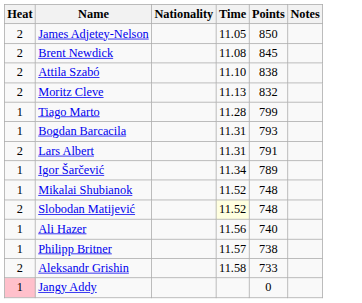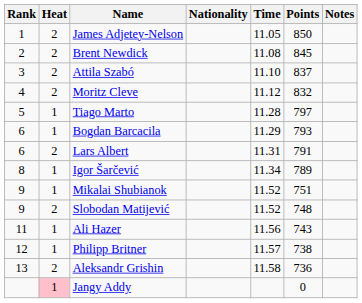+ column: (22, 14)
(268, 72) 838 -> (303, 72) 837
(233, 92) 11.13 -> (267, 92) 11.12
(268, 111) 799 -> (303, 111) 797
(233, 131) 11.31 -> (267, 131) 11.29
(268, 190) 748 -> (303, 190) 751
(233, 209) lightyellow background -> (267, 209) no background
(268, 229) 740 -> (303, 229) 743
(268, 268) 733 -> (303, 268) 736
